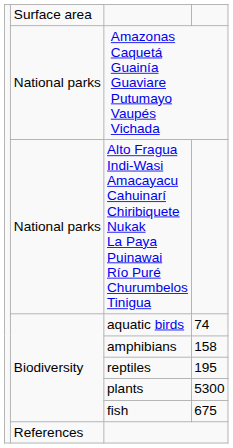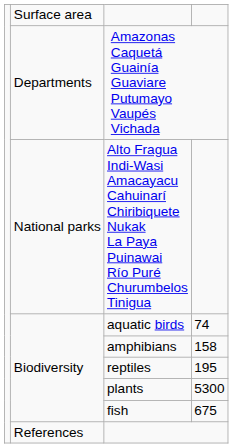(57, 82) National parks -> (53, 82) Departments
